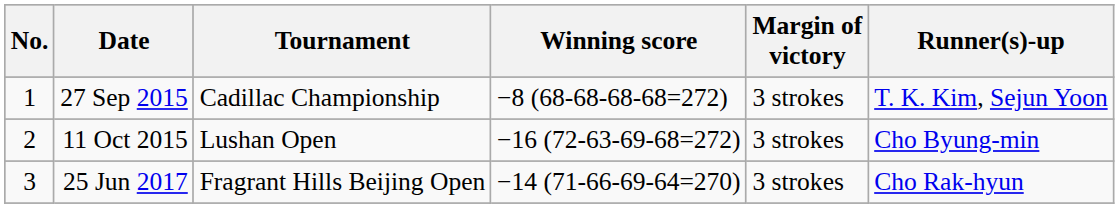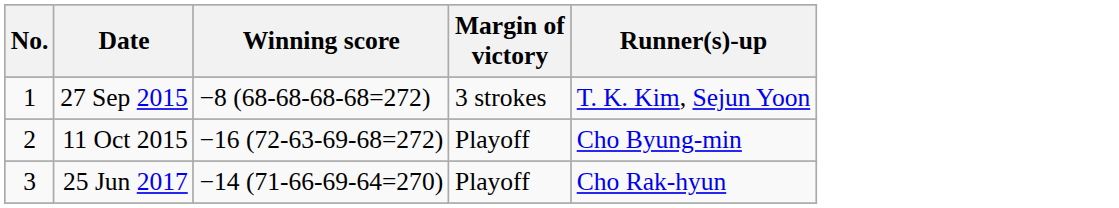- column: (342, 40)
(798, 140) 3 strokes -> (492, 140) Playoff
(798, 182) 3 strokes -> (492, 182) Playoff
